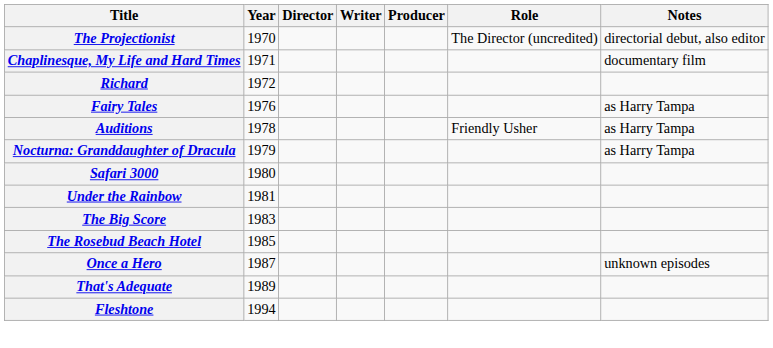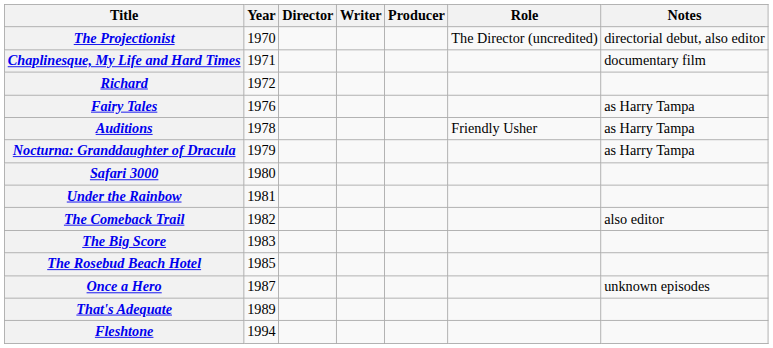+ row: (124, 219)
